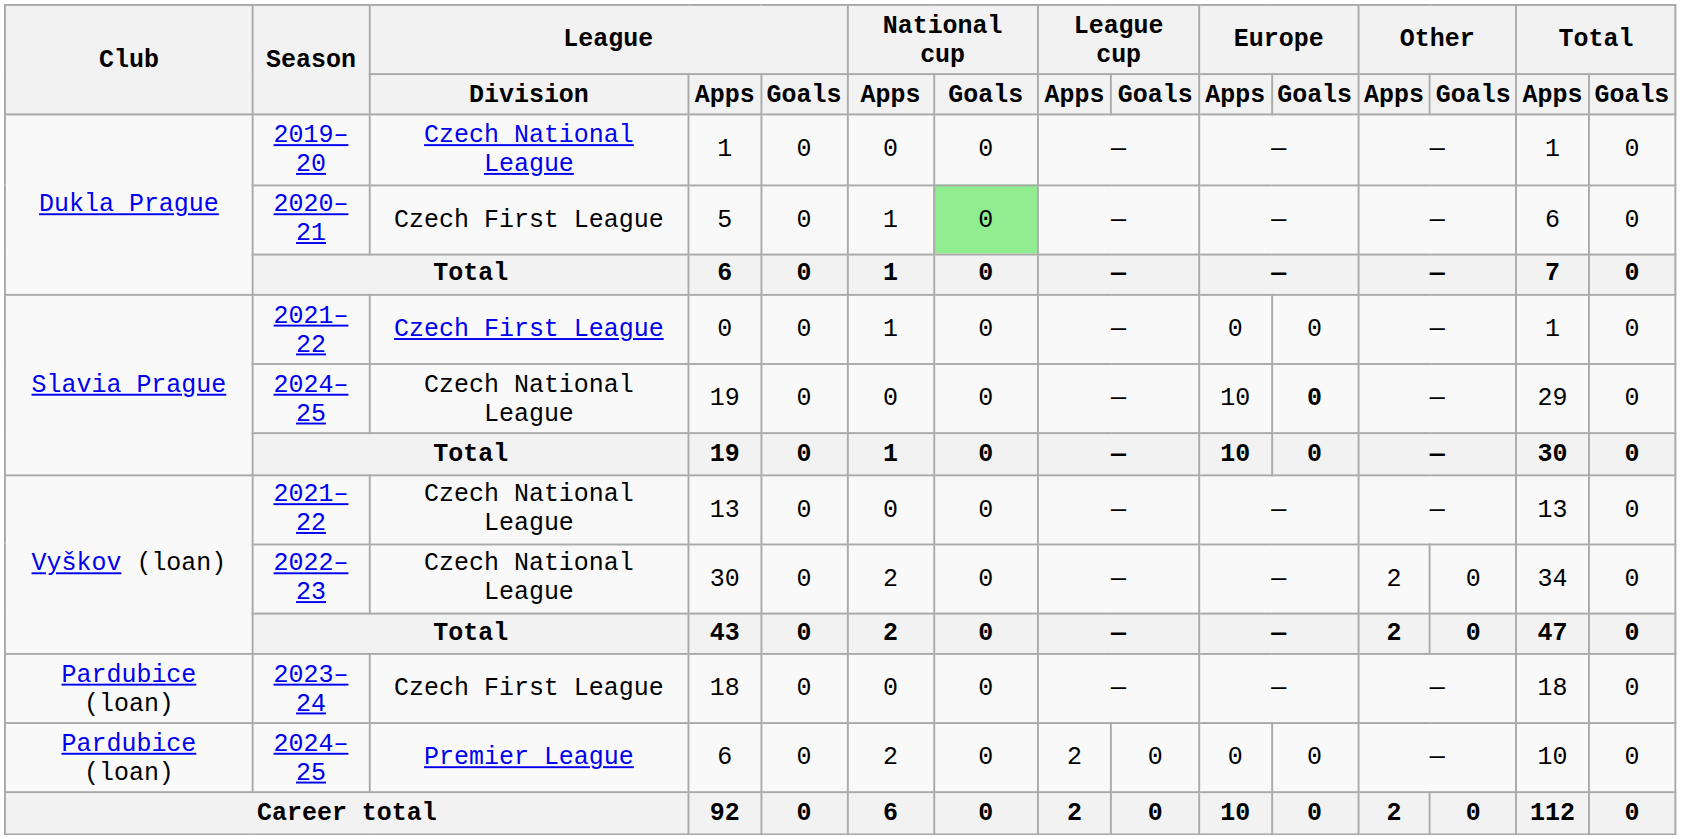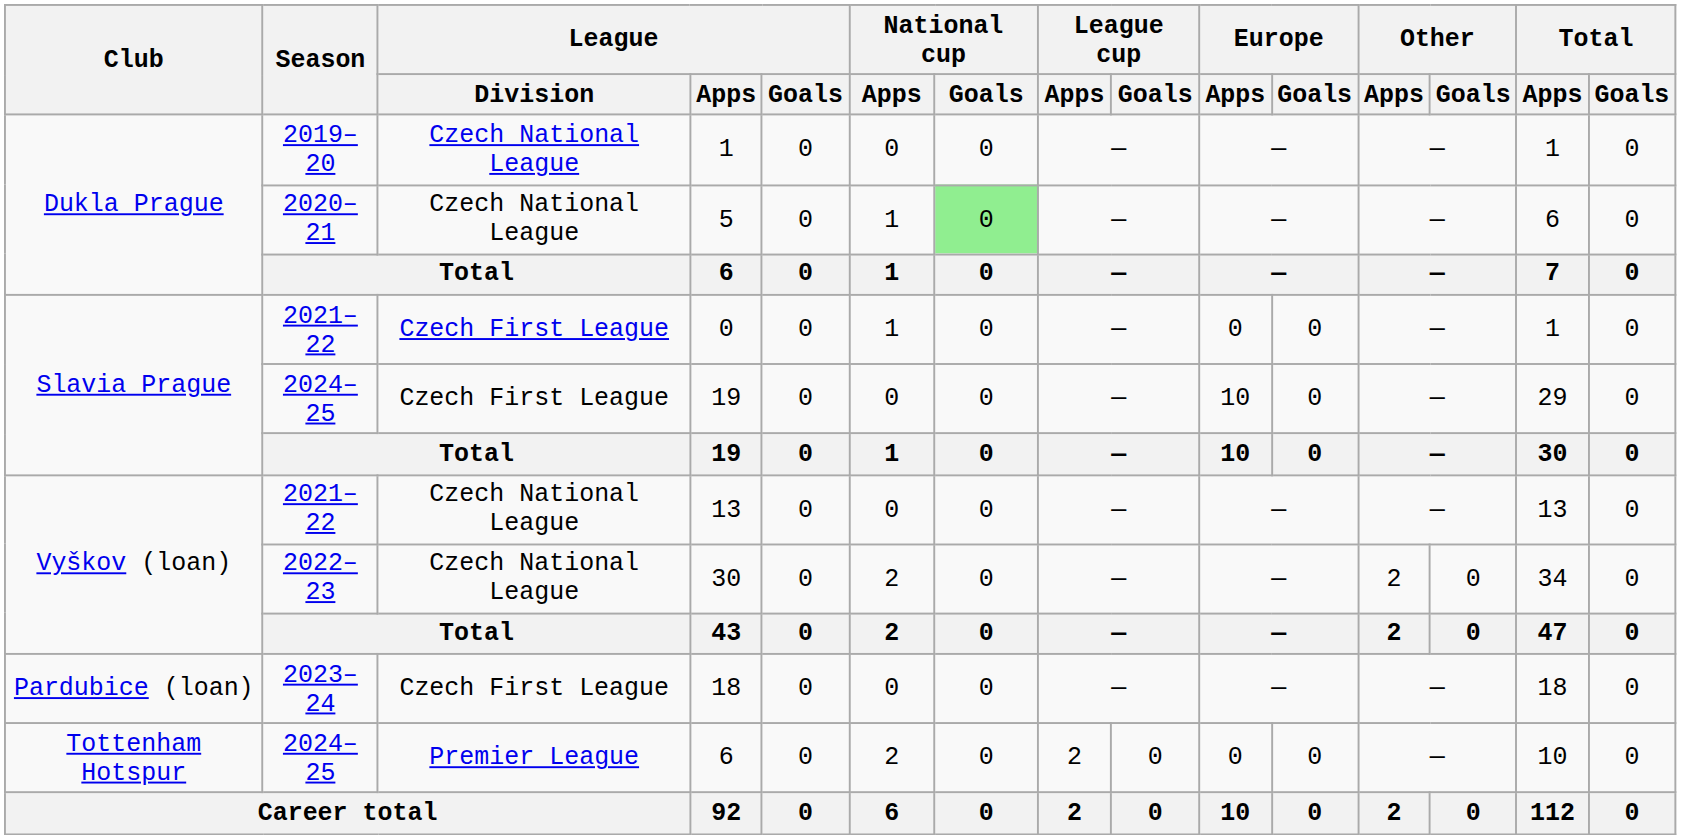(529, 219) Czech First League -> (534, 219) Czech National League
(529, 399) Czech National League -> (534, 399) Czech First League
(1315, 399) bold -> (1315, 399) normal
(129, 758) Pardubice (loan) -> (134, 758) Tottenham Hotspur
